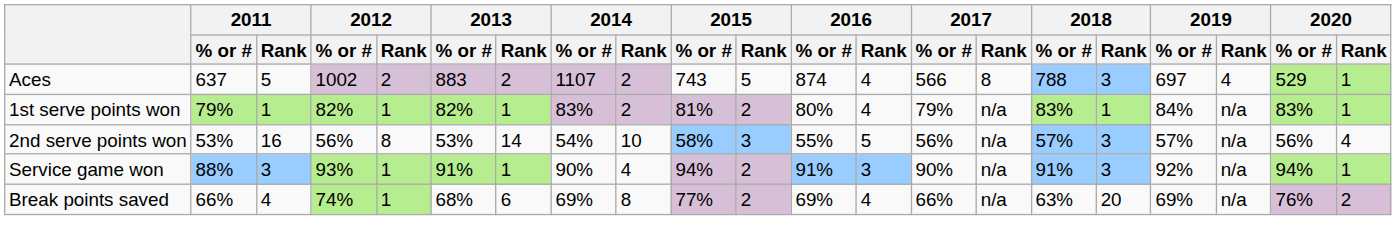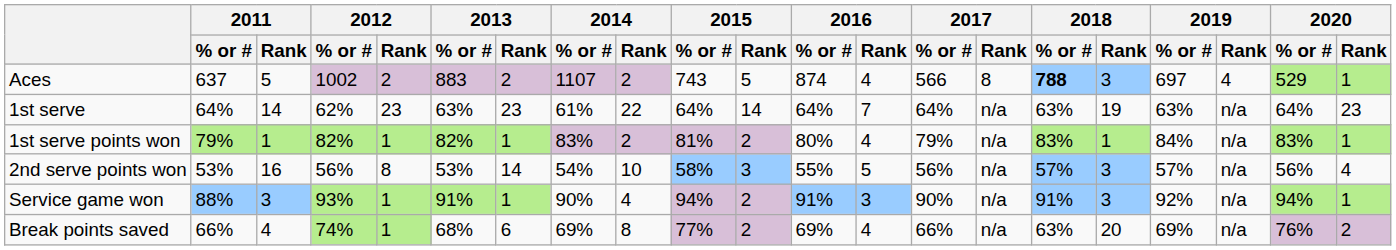(1051, 80) normal -> (1051, 80) bold
+ row: (47, 110)
